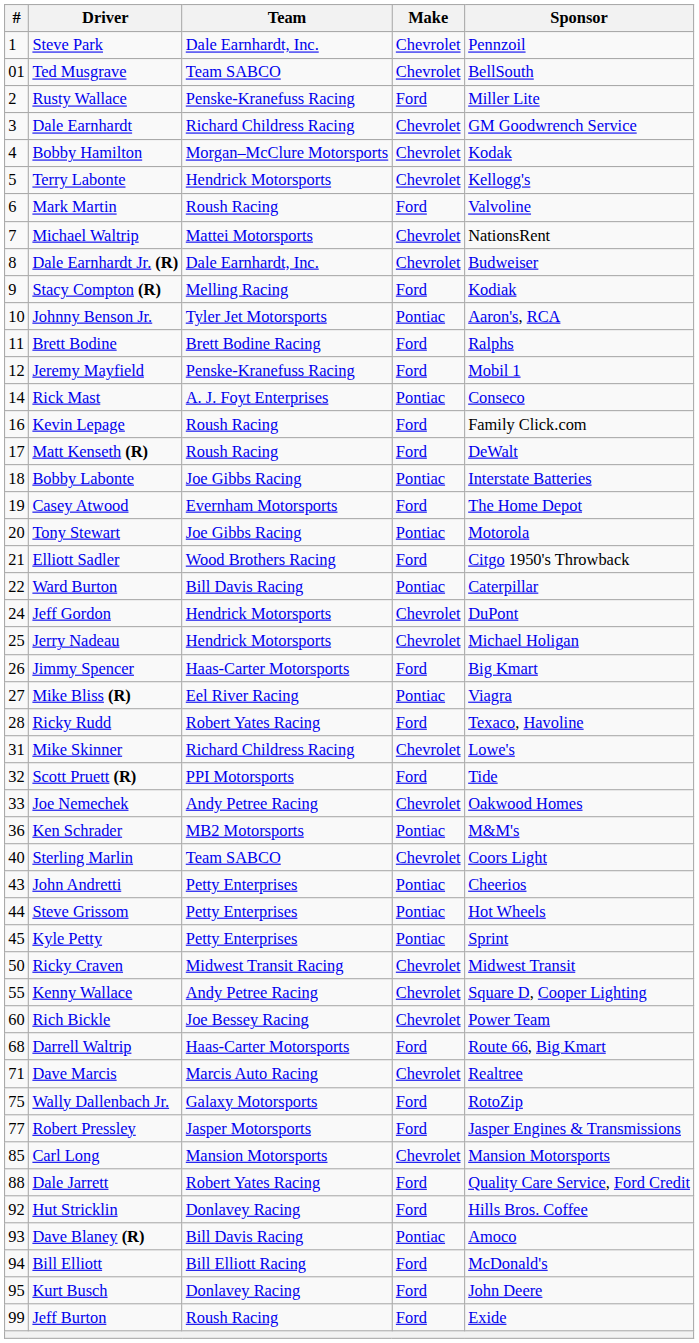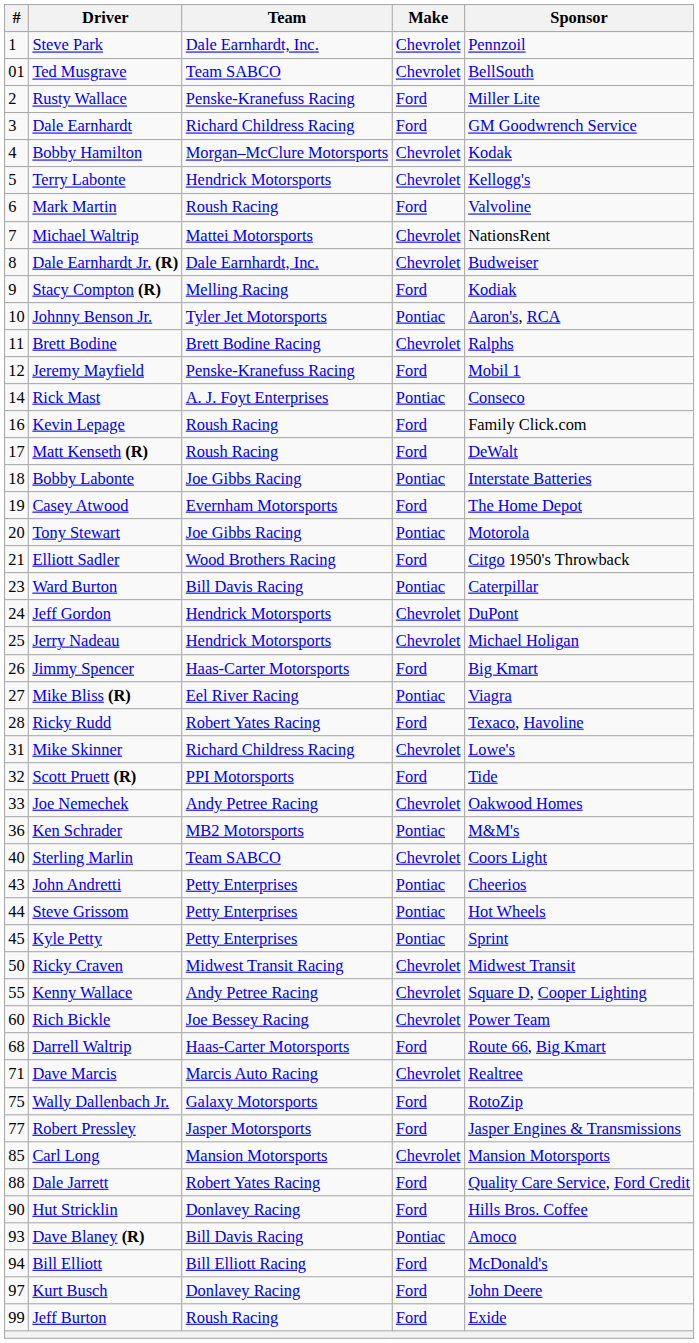(428, 126) Chevrolet -> (411, 126) Ford
(411, 343) Ford -> (428, 343) Chevrolet
(17, 586) 22 -> (17, 586) 23
(17, 1209) 92 -> (17, 1209) 90
(17, 1290) 95 -> (17, 1290) 97
